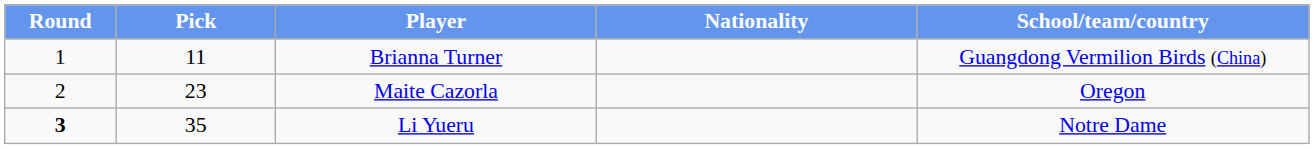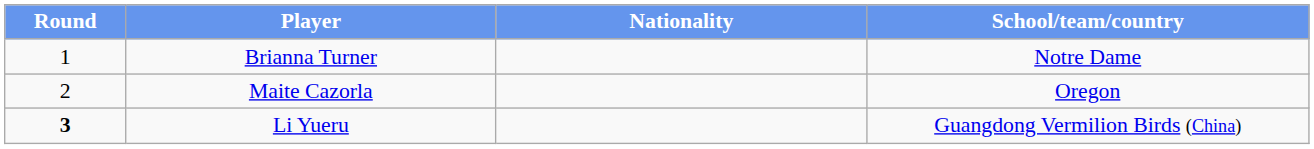- column: (196, 21)
(1113, 56) Guangdong Vermilion Birds (China) -> (1088, 56) Notre Dame
(1113, 125) Notre Dame -> (1088, 125) Guangdong Vermilion Birds (China)
